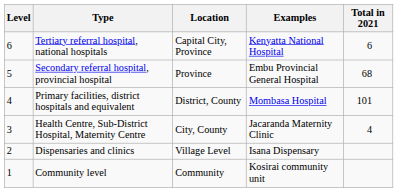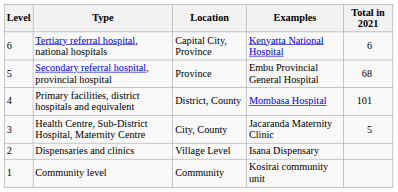(369, 129) 4 -> (369, 129) 5
